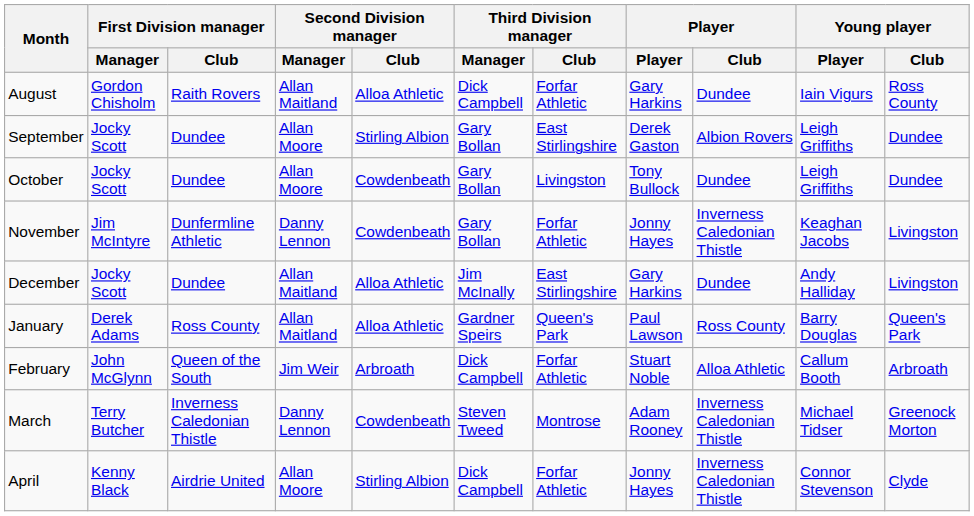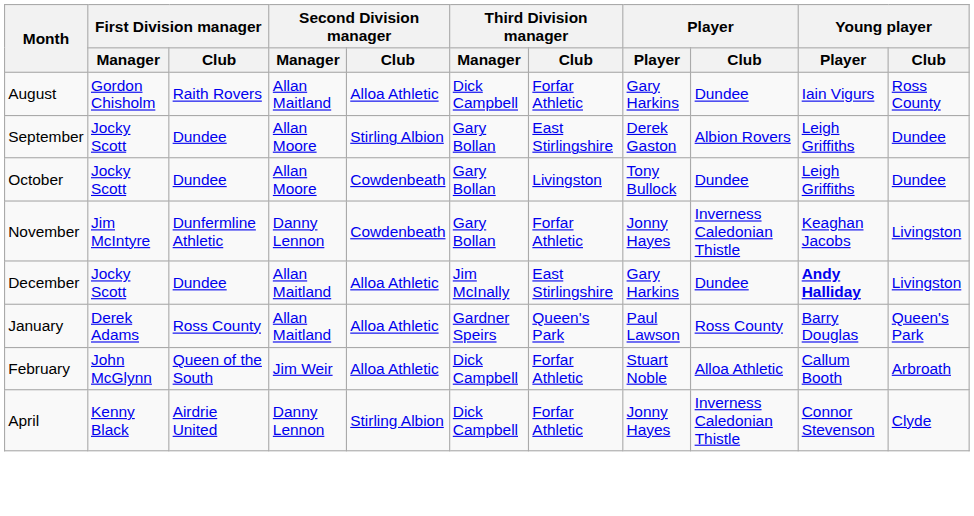(828, 283) normal -> (831, 283) bold
(385, 368) Arbroath -> (394, 368) Alloa Athletic
- row: (30, 420)
(301, 481) Allan Moore -> (299, 420) Danny Lennon
